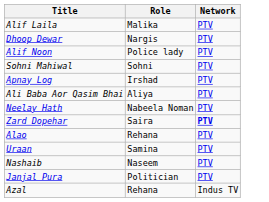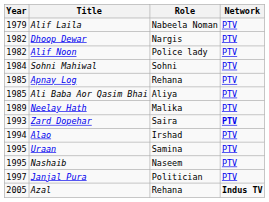+ column: (17, 11)
(143, 25) Malika -> (185, 25) Nabeela Noman
(143, 80) Irshad -> (167, 80) Rehana
(160, 108) Nabeela Noman -> (167, 108) Malika
(143, 135) Rehana -> (167, 135) Irshad
(218, 190) normal -> (242, 190) bold
